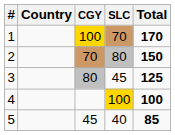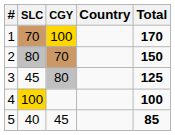columns swapped: (46, 15) <-> (119, 15)
